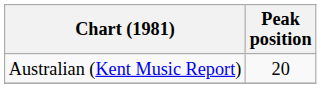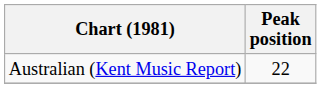(281, 68) 20 -> (281, 68) 22
